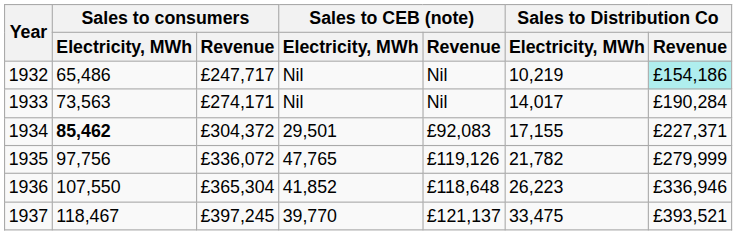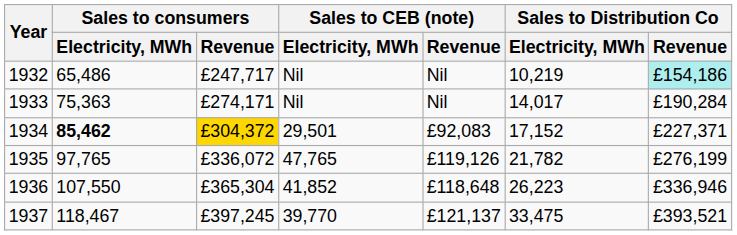(84, 103) 73,563 -> (84, 103) 75,363
(237, 131) no background -> (237, 131) gold background
(536, 131) 17,155 -> (536, 131) 17,152
(84, 159) 97,756 -> (84, 159) 97,765
(690, 159) £279,999 -> (690, 159) £276,199
